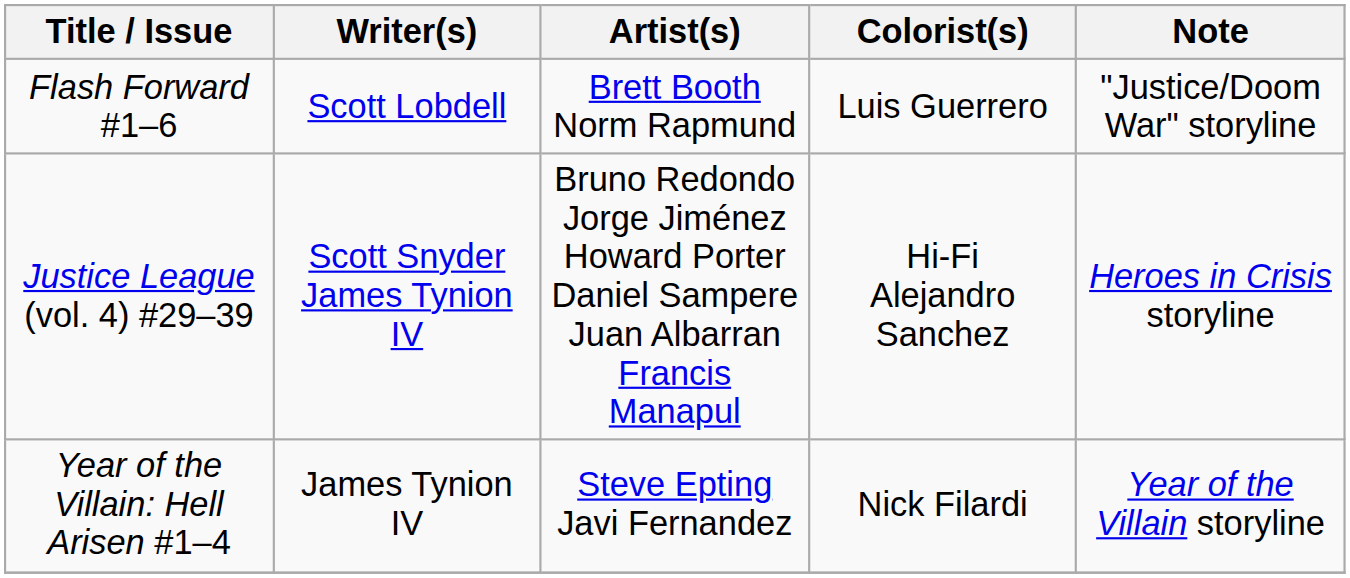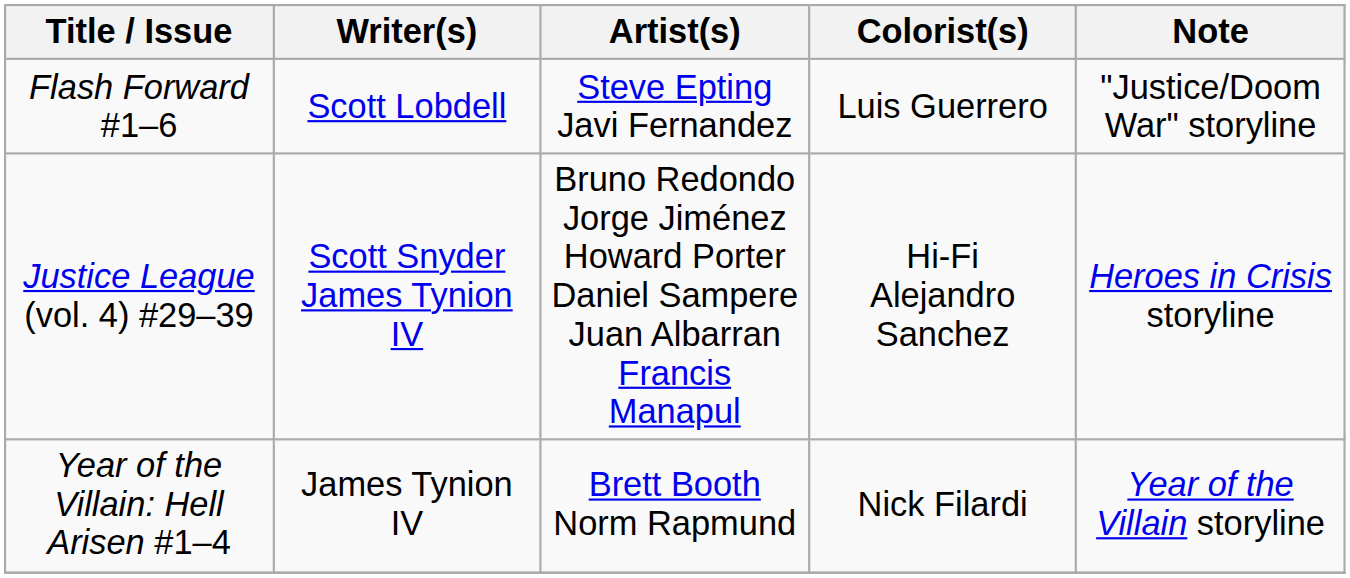(675, 105) Brett Booth Norm Rapmund -> (675, 105) Steve Epting Javi Fernandez
(675, 505) Steve Epting Javi Fernandez -> (675, 505) Brett Booth Norm Rapmund
